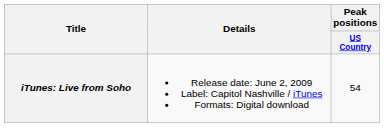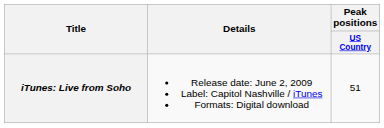(355, 88) 54 -> (355, 88) 51
